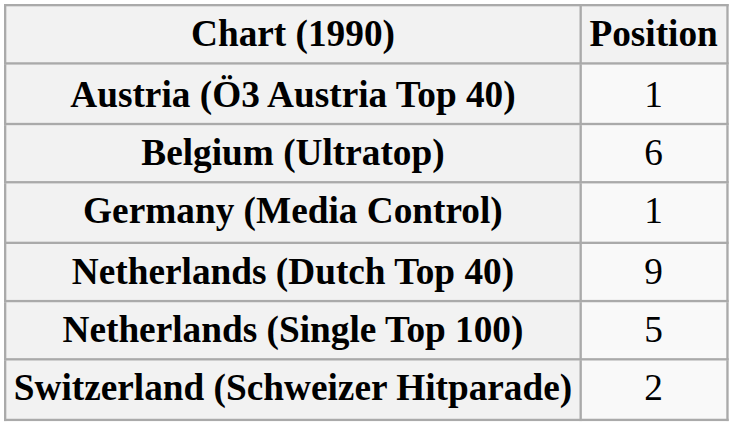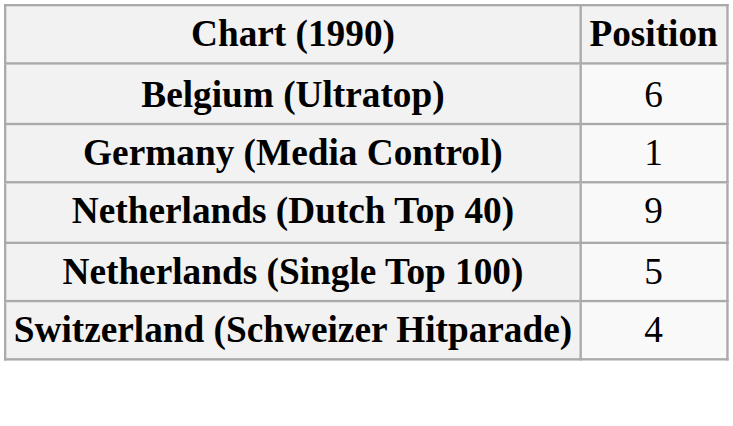- row: (293, 93)
(654, 388) 2 -> (654, 329) 4
